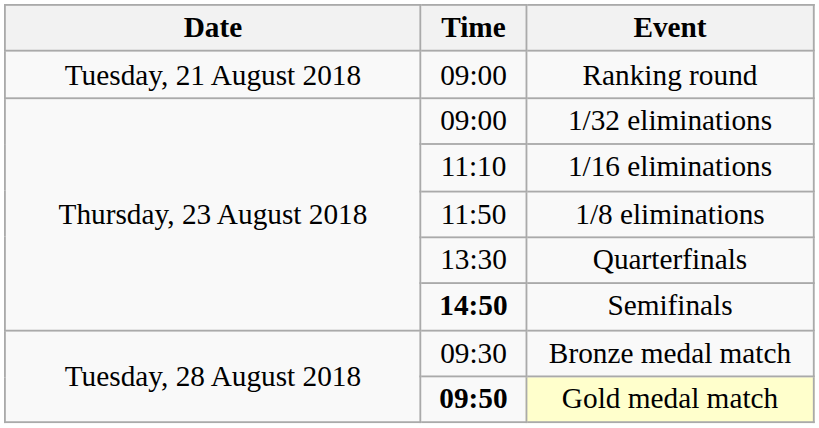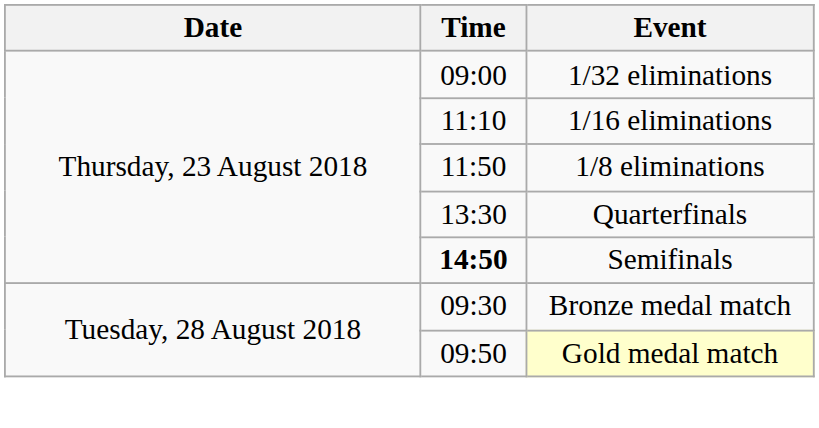- row: (670, 74)
(473, 399) bold -> (473, 352) normal
